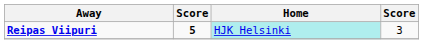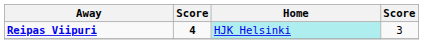(192, 30) 5 -> (192, 30) 4
